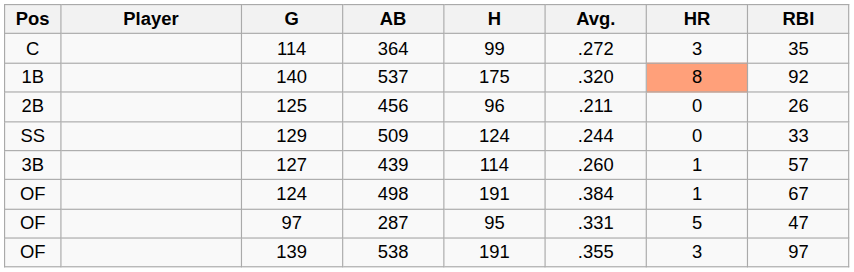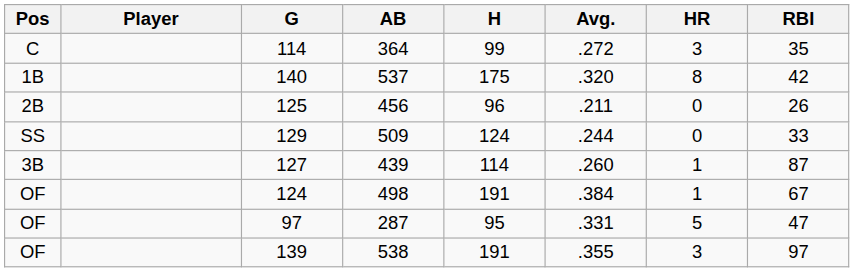(697, 77) lightsalmon background -> (697, 77) no background
(798, 77) 92 -> (798, 77) 42
(798, 164) 57 -> (798, 164) 87
